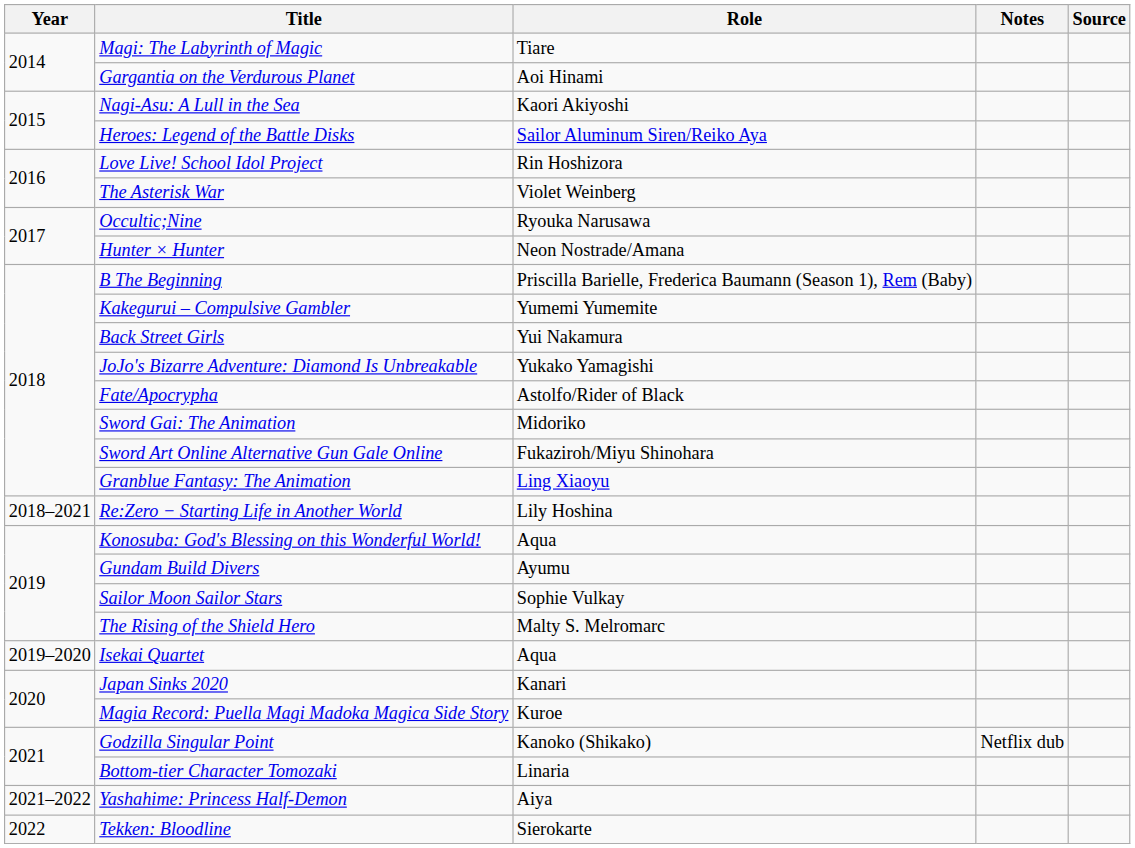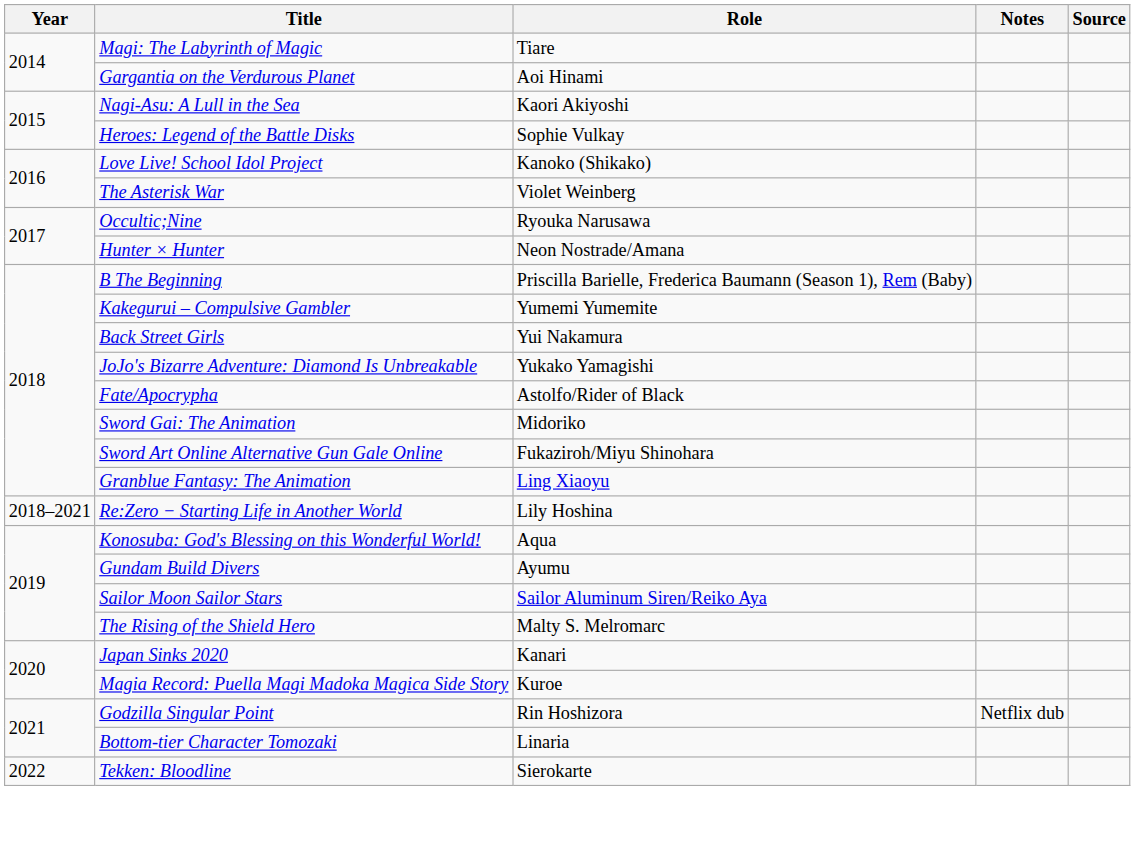(642, 134) Sailor Aluminum Siren/Reiko Aya -> (571, 134) Sophie Vulkay
(570, 163) Rin Hoshizora -> (584, 163) Kanoko (Shikako)
(571, 597) Sophie Vulkay -> (642, 597) Sailor Aluminum Siren/Reiko Aya
- row: (152, 655)
(584, 742) Kanoko (Shikako) -> (570, 713) Rin Hoshizora
- row: (223, 800)
